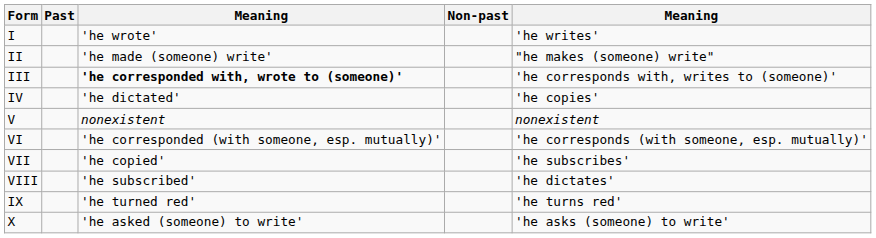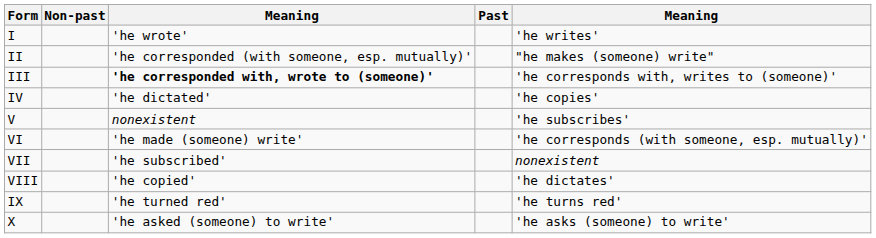columns swapped: (60, 15) <-> (478, 15)
(177, 56) 'he made (someone) write' -> (292, 56) 'he corresponded (with someone, esp. mutually)'
(557, 119) nonexistent -> (573, 119) 'he subscribes'
(261, 139) 'he corresponded (with someone, esp. mutually)' -> (208, 139) 'he made (someone) write'
(123, 160) 'he copied' -> (169, 160) 'he subscribed'
(573, 160) 'he subscribes' -> (557, 160) nonexistent
(139, 181) 'he subscribed' -> (154, 181) 'he copied'
